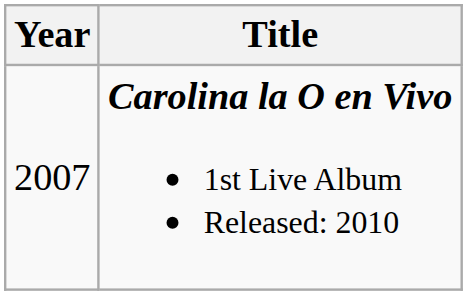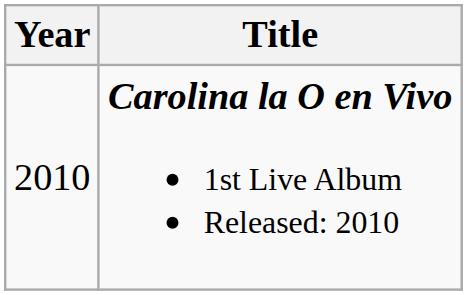(52, 176) 2007 -> (52, 176) 2010
